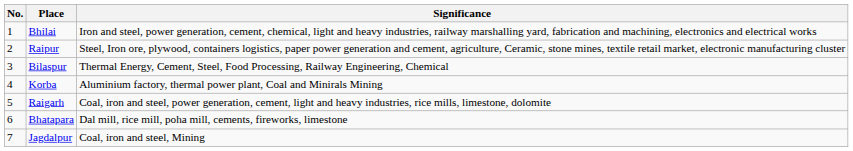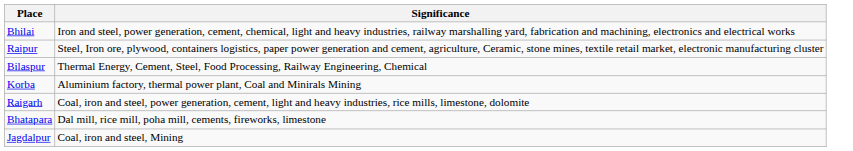- column: (15, 13)
